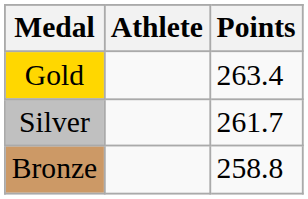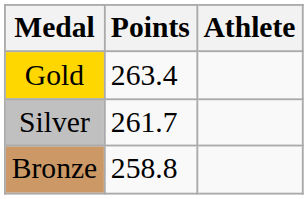columns swapped: (157, 27) <-> (256, 27)
